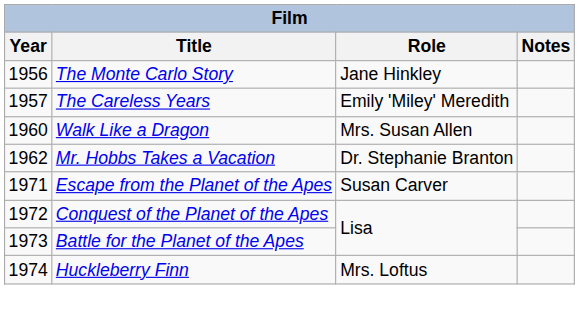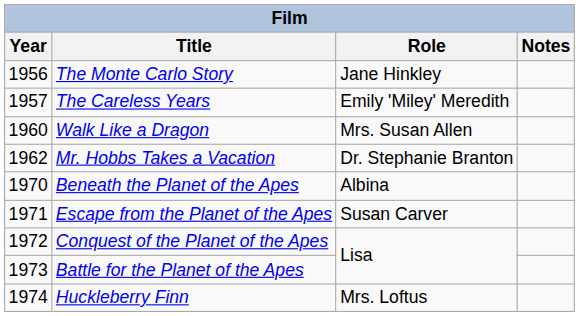+ row: (177, 185)
